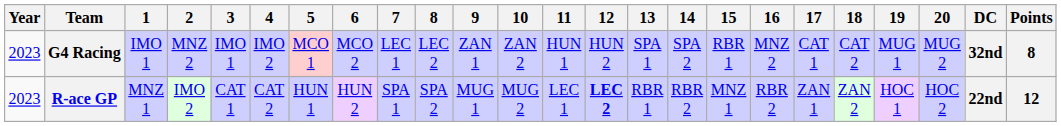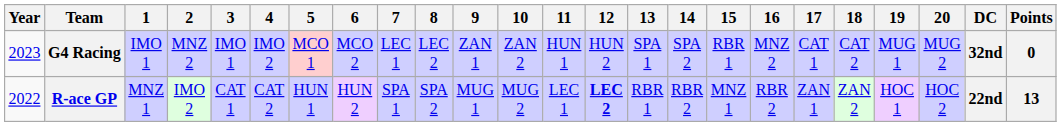(1031, 53) 8 -> (1031, 53) 0
(24, 98) 2023 -> (24, 98) 2022
(1031, 98) 12 -> (1031, 98) 13
